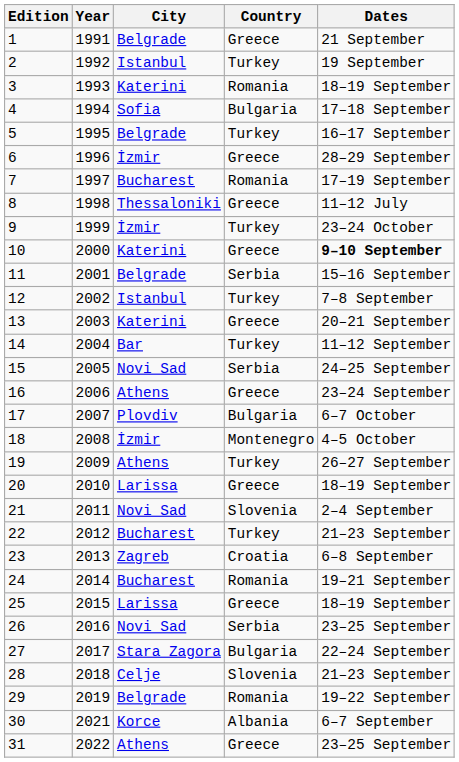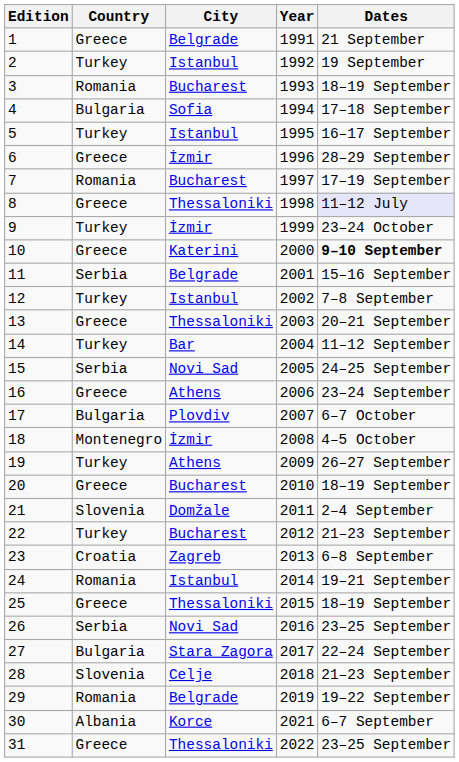columns swapped: (93, 16) <-> (271, 16)
(152, 87) Katerini -> (208, 87) Bucharest
(152, 134) Belgrade -> (204, 134) Istanbul
(365, 204) no background -> (365, 204) lavender background
(152, 322) Katerini -> (221, 322) Thessaloniki
(147, 487) Larissa -> (208, 487) Bucharest
(152, 510) Novi Sad -> (199, 510) Domžale
(156, 581) Bucharest -> (204, 581) Istanbul
(147, 604) Larissa -> (221, 604) Thessaloniki
(143, 745) Athens -> (221, 745) Thessaloniki
